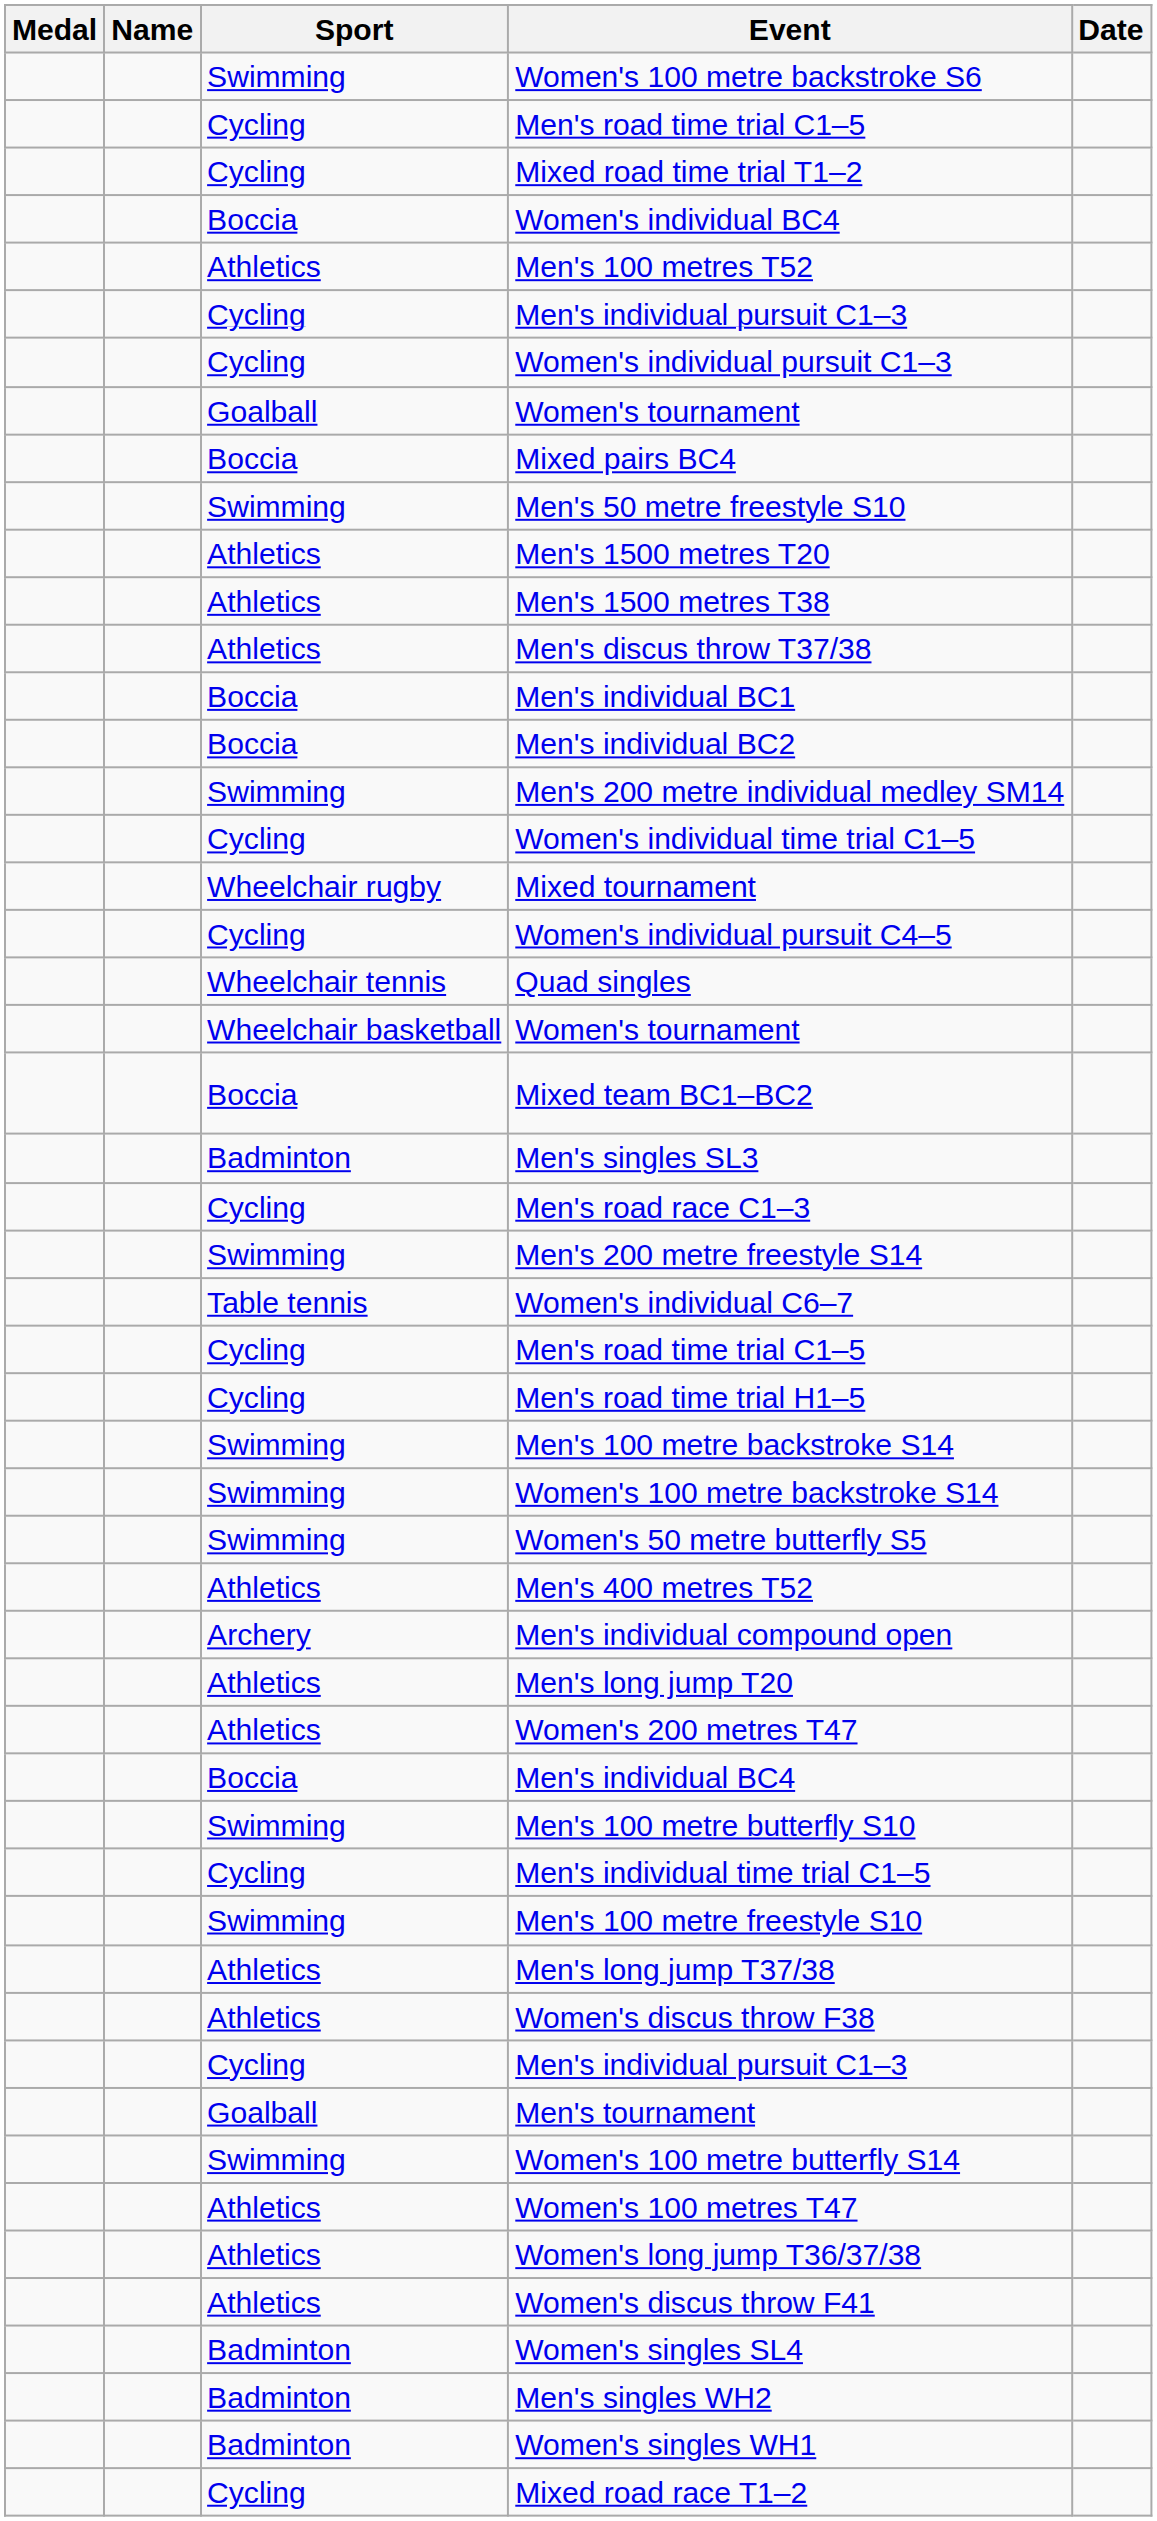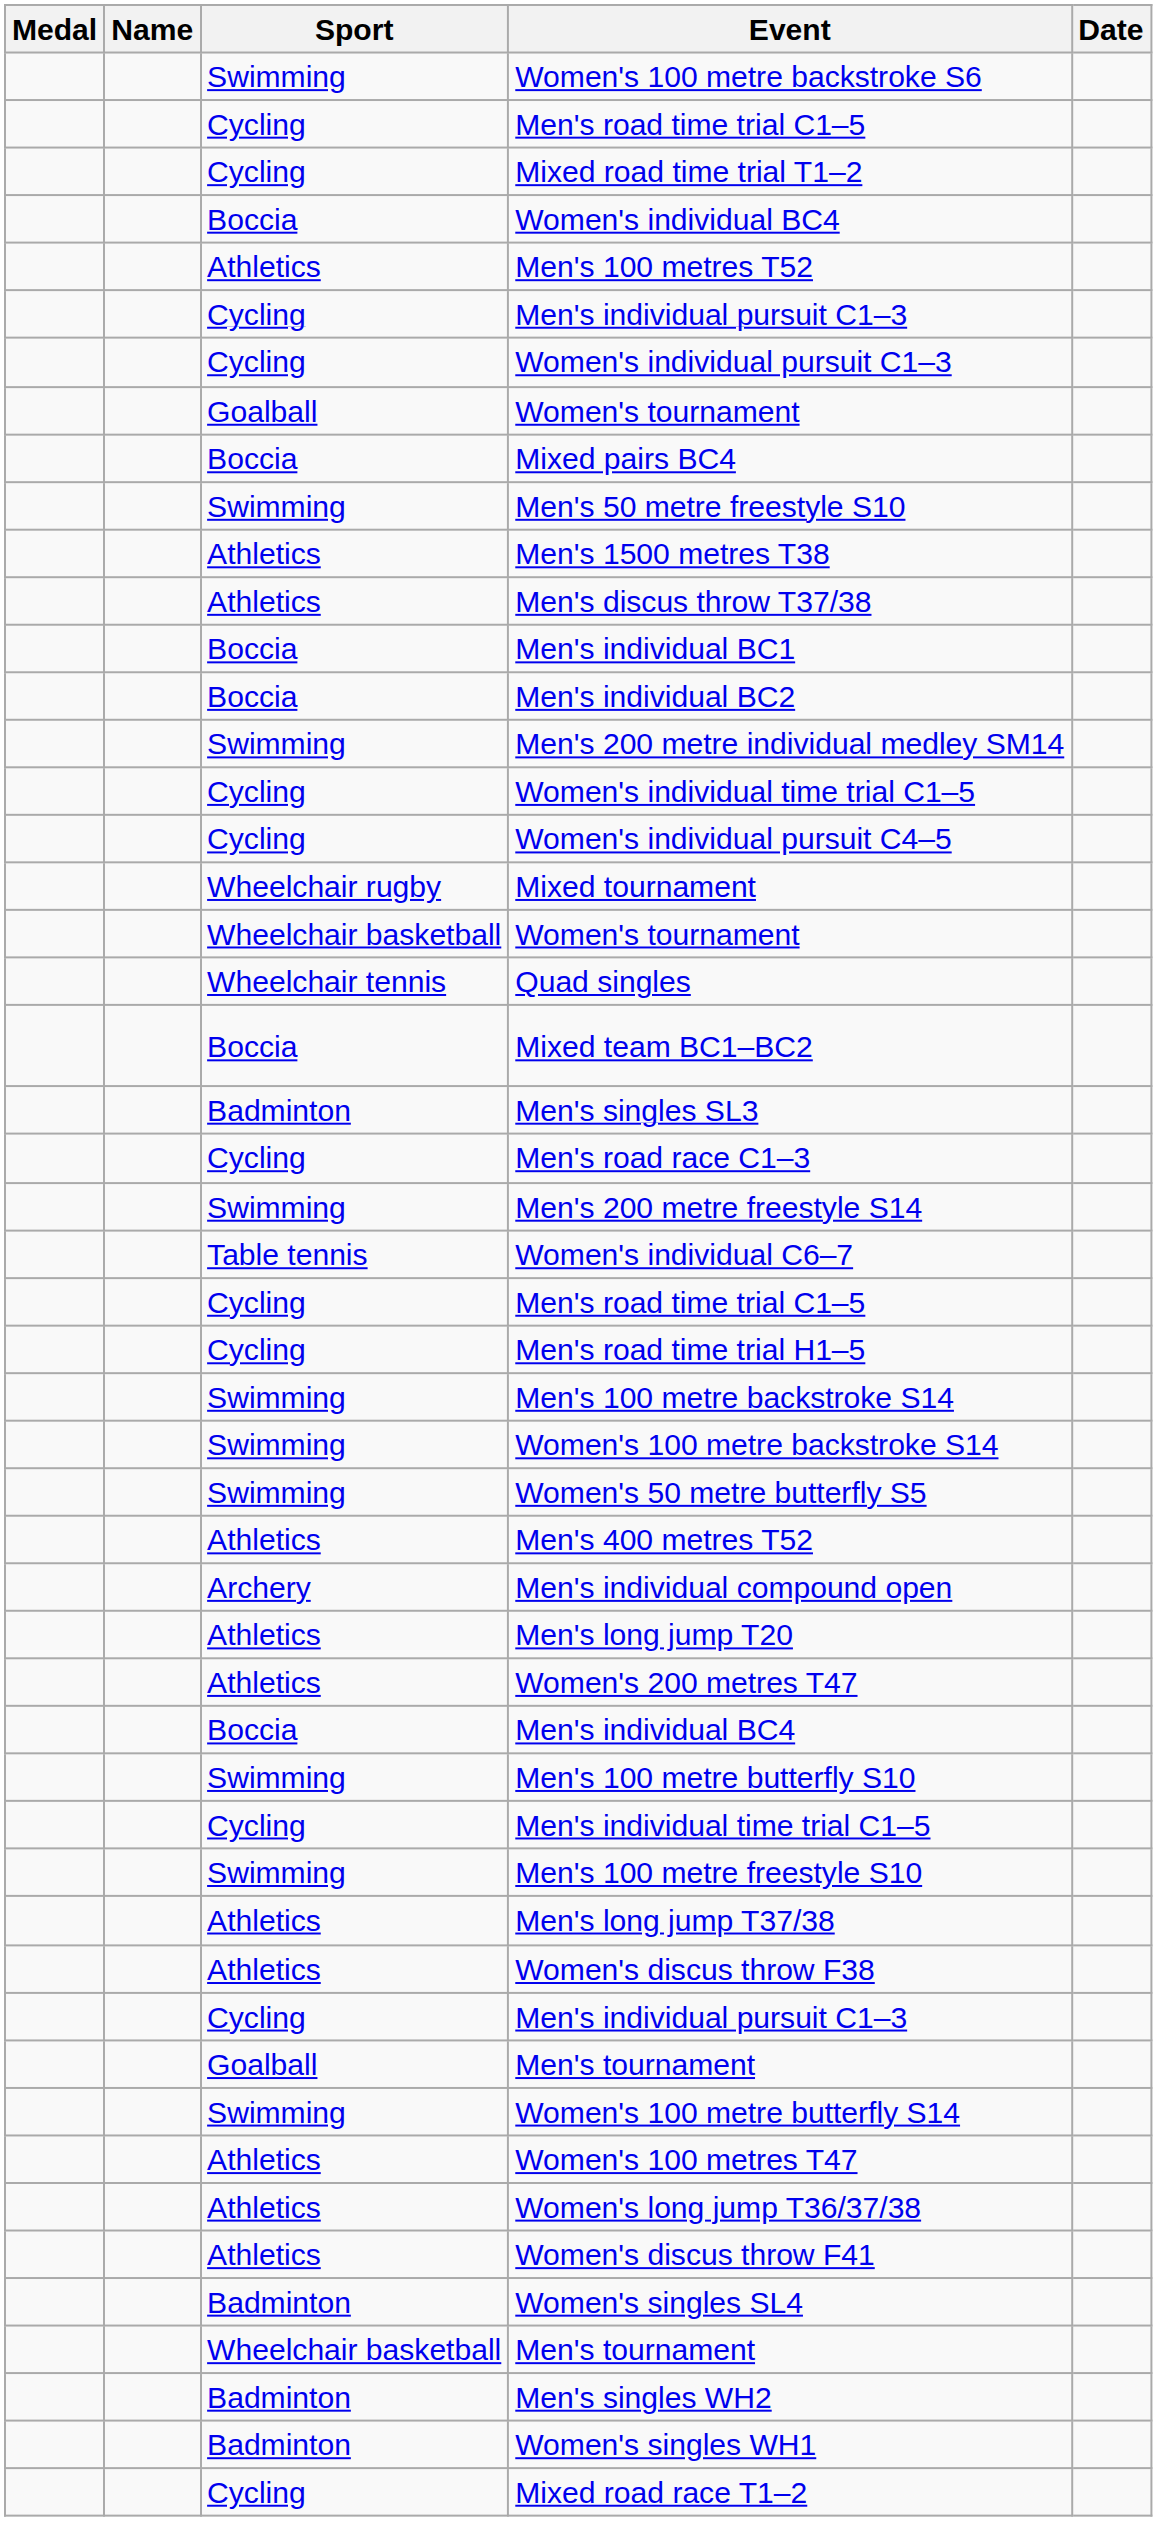- row: (264, 553)
rows swapped: (324, 887) <-> (256, 934)
rows swapped: (354, 1030) <-> (327, 982)
+ row: (354, 2350)
